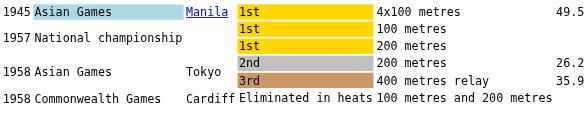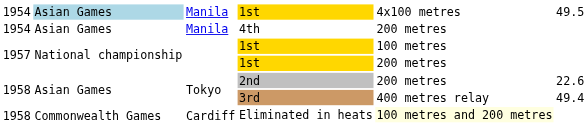(17, 12) 1945 -> (17, 12) 1954
+ row: (207, 29)
(570, 63) 26.2 -> (570, 80) 22.6
(570, 80) 35.9 -> (570, 98) 49.4
(464, 98) no background -> (464, 115) lightyellow background
